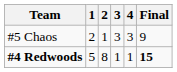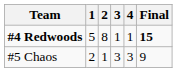rows swapped: (45, 57) <-> (32, 36)
